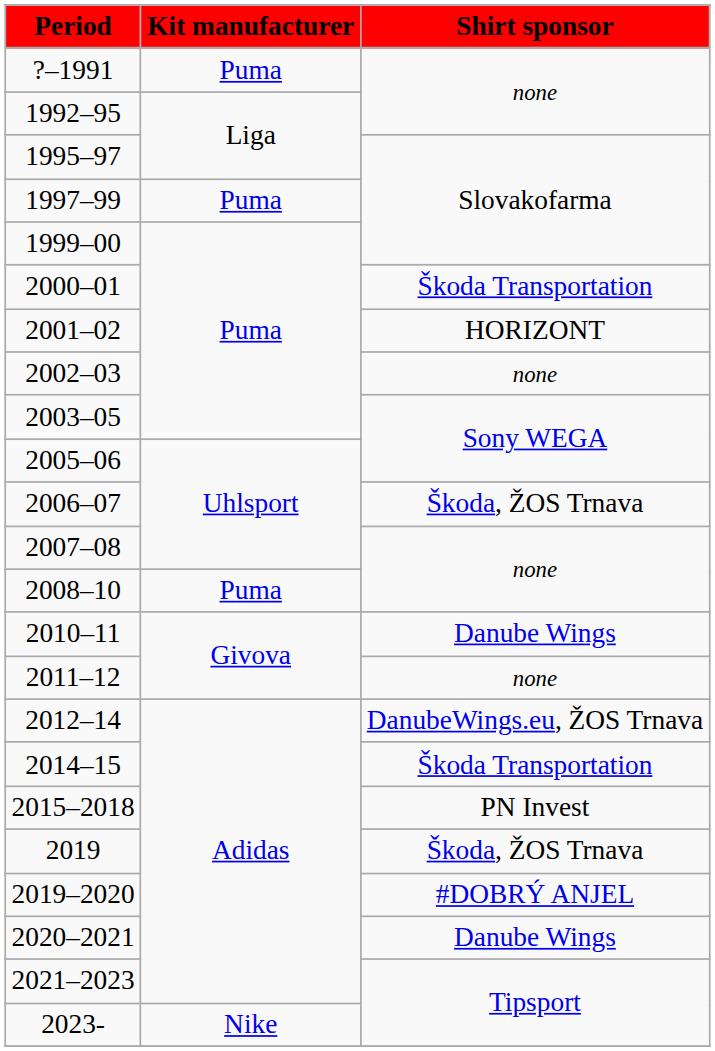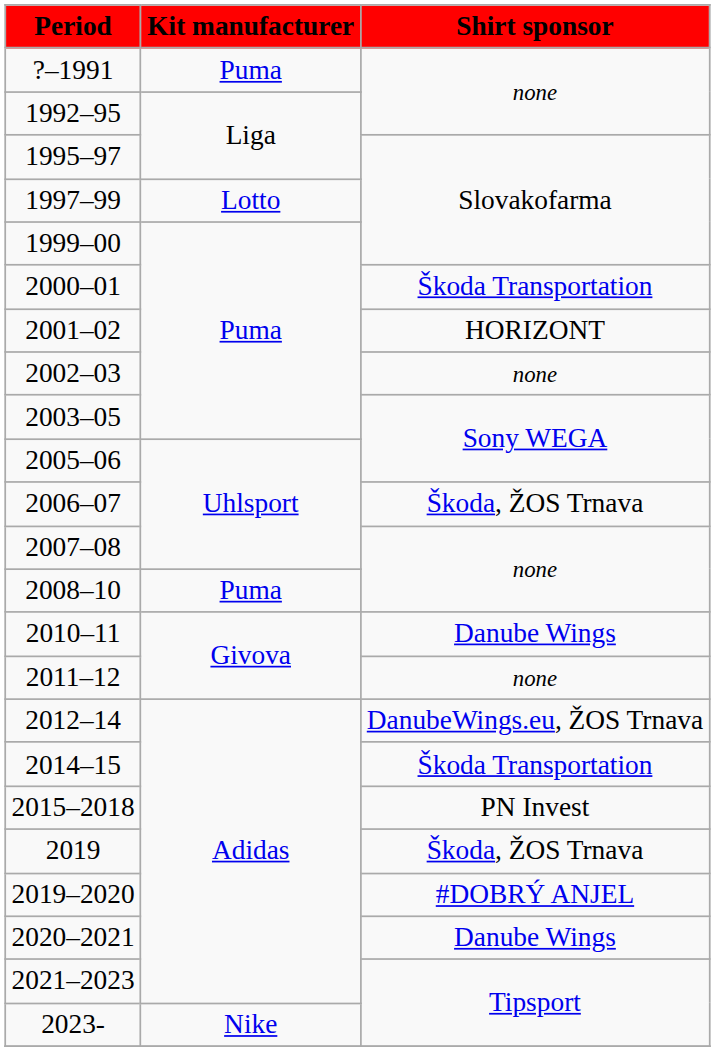(251, 199) Puma -> (251, 199) Lotto
